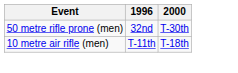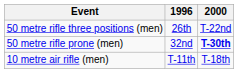+ row: (85, 28)
(175, 28) normal -> (216, 44) bold
